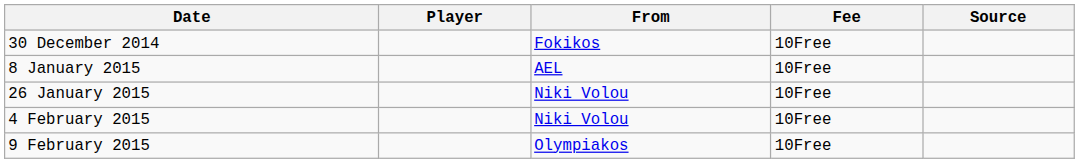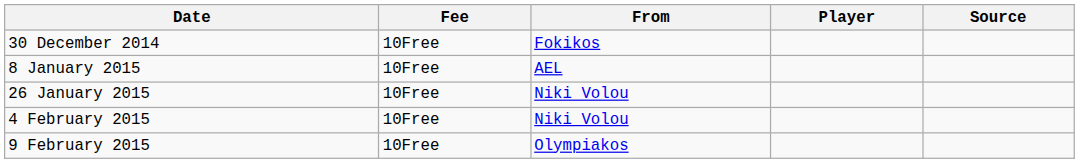columns swapped: (455, 17) <-> (847, 17)
